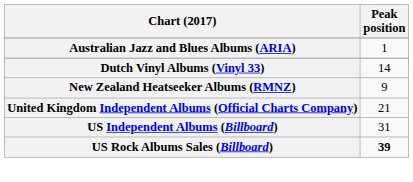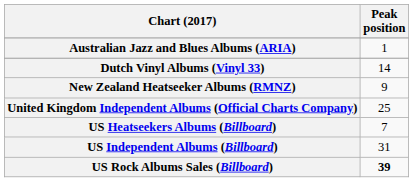(384, 107) 21 -> (384, 107) 25
+ row: (182, 127)
